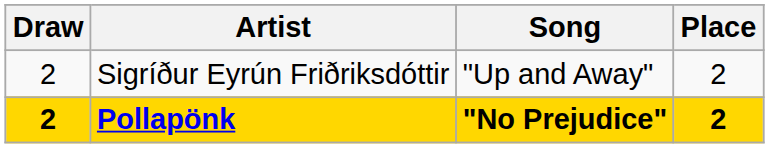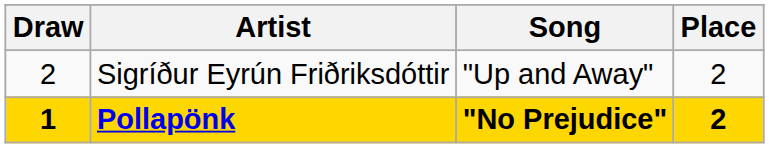(48, 119) 2 -> (48, 119) 1
